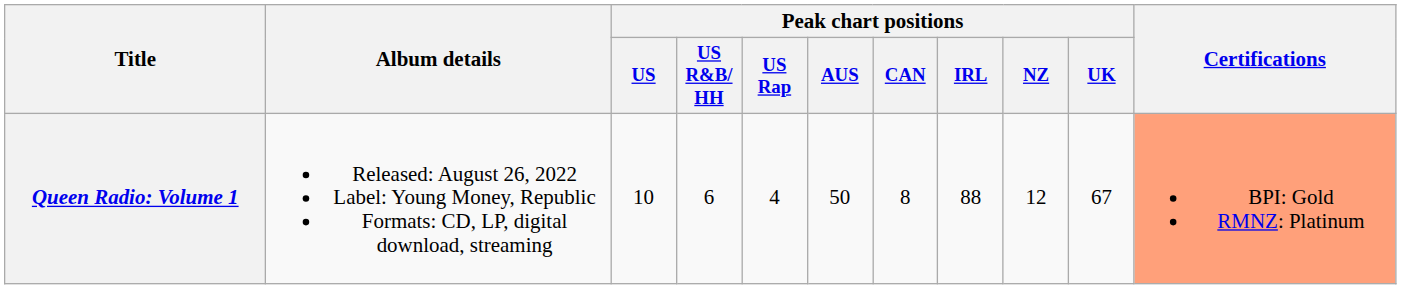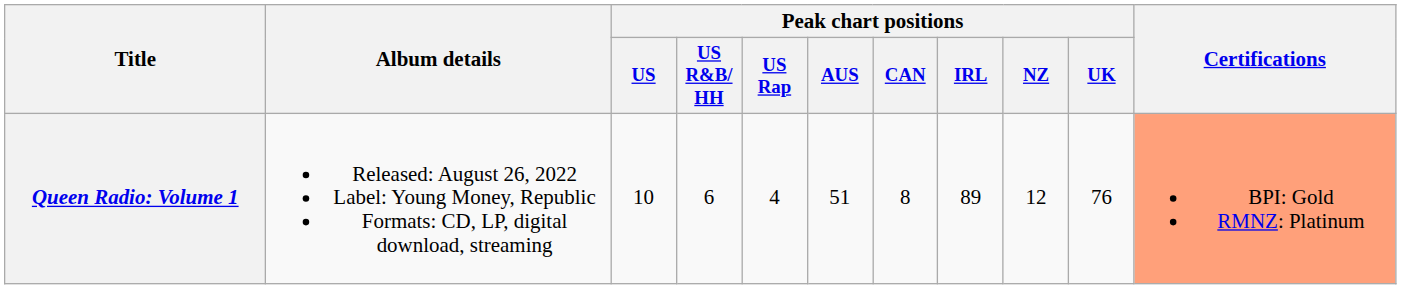(840, 198) 50 -> (840, 198) 51
(971, 198) 88 -> (971, 198) 89
(1101, 198) 67 -> (1101, 198) 76
